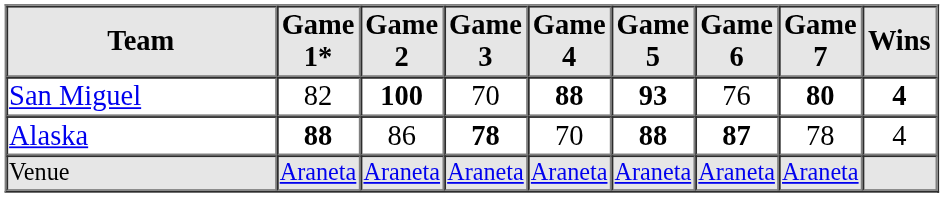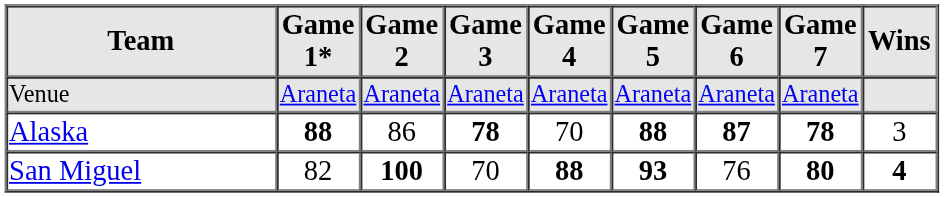rows swapped: (75, 96) <-> (39, 172)
(820, 135) normal -> (820, 131) bold
(899, 135) 4 -> (899, 131) 3
